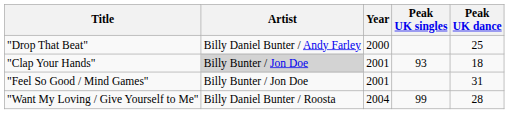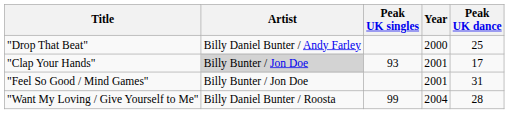columns swapped: (378, 20) <-> (421, 20)
(477, 63) 18 -> (477, 63) 17
